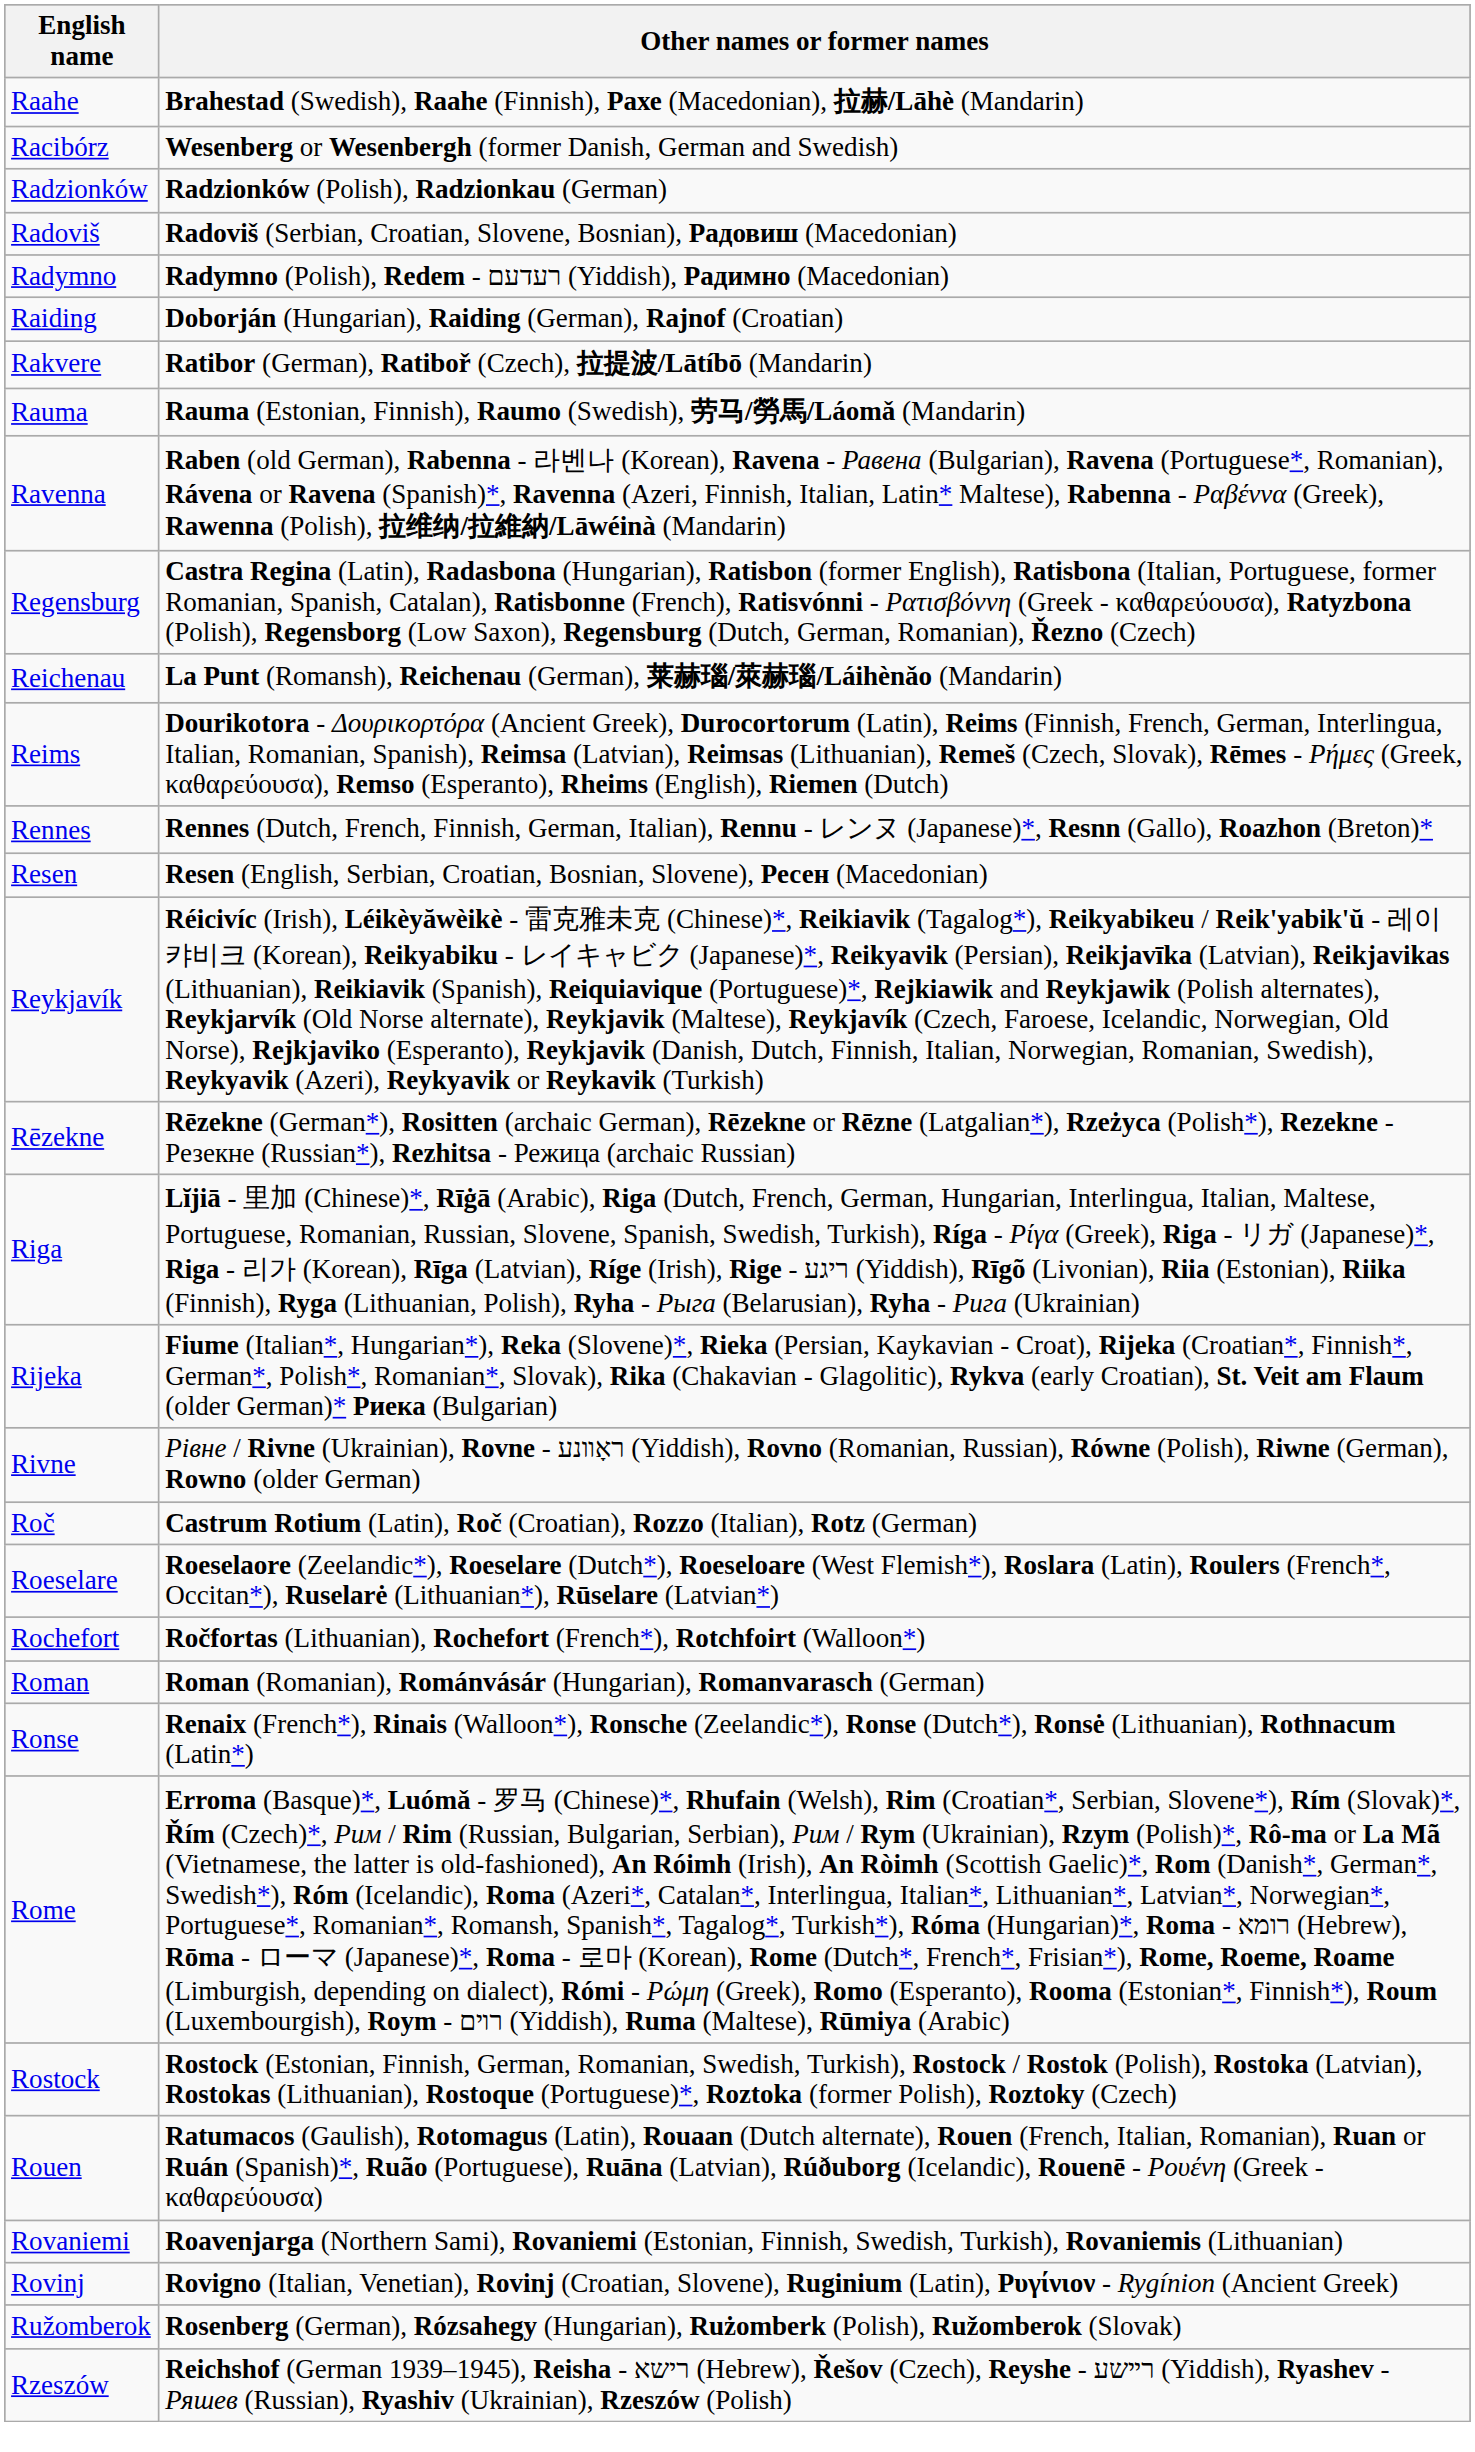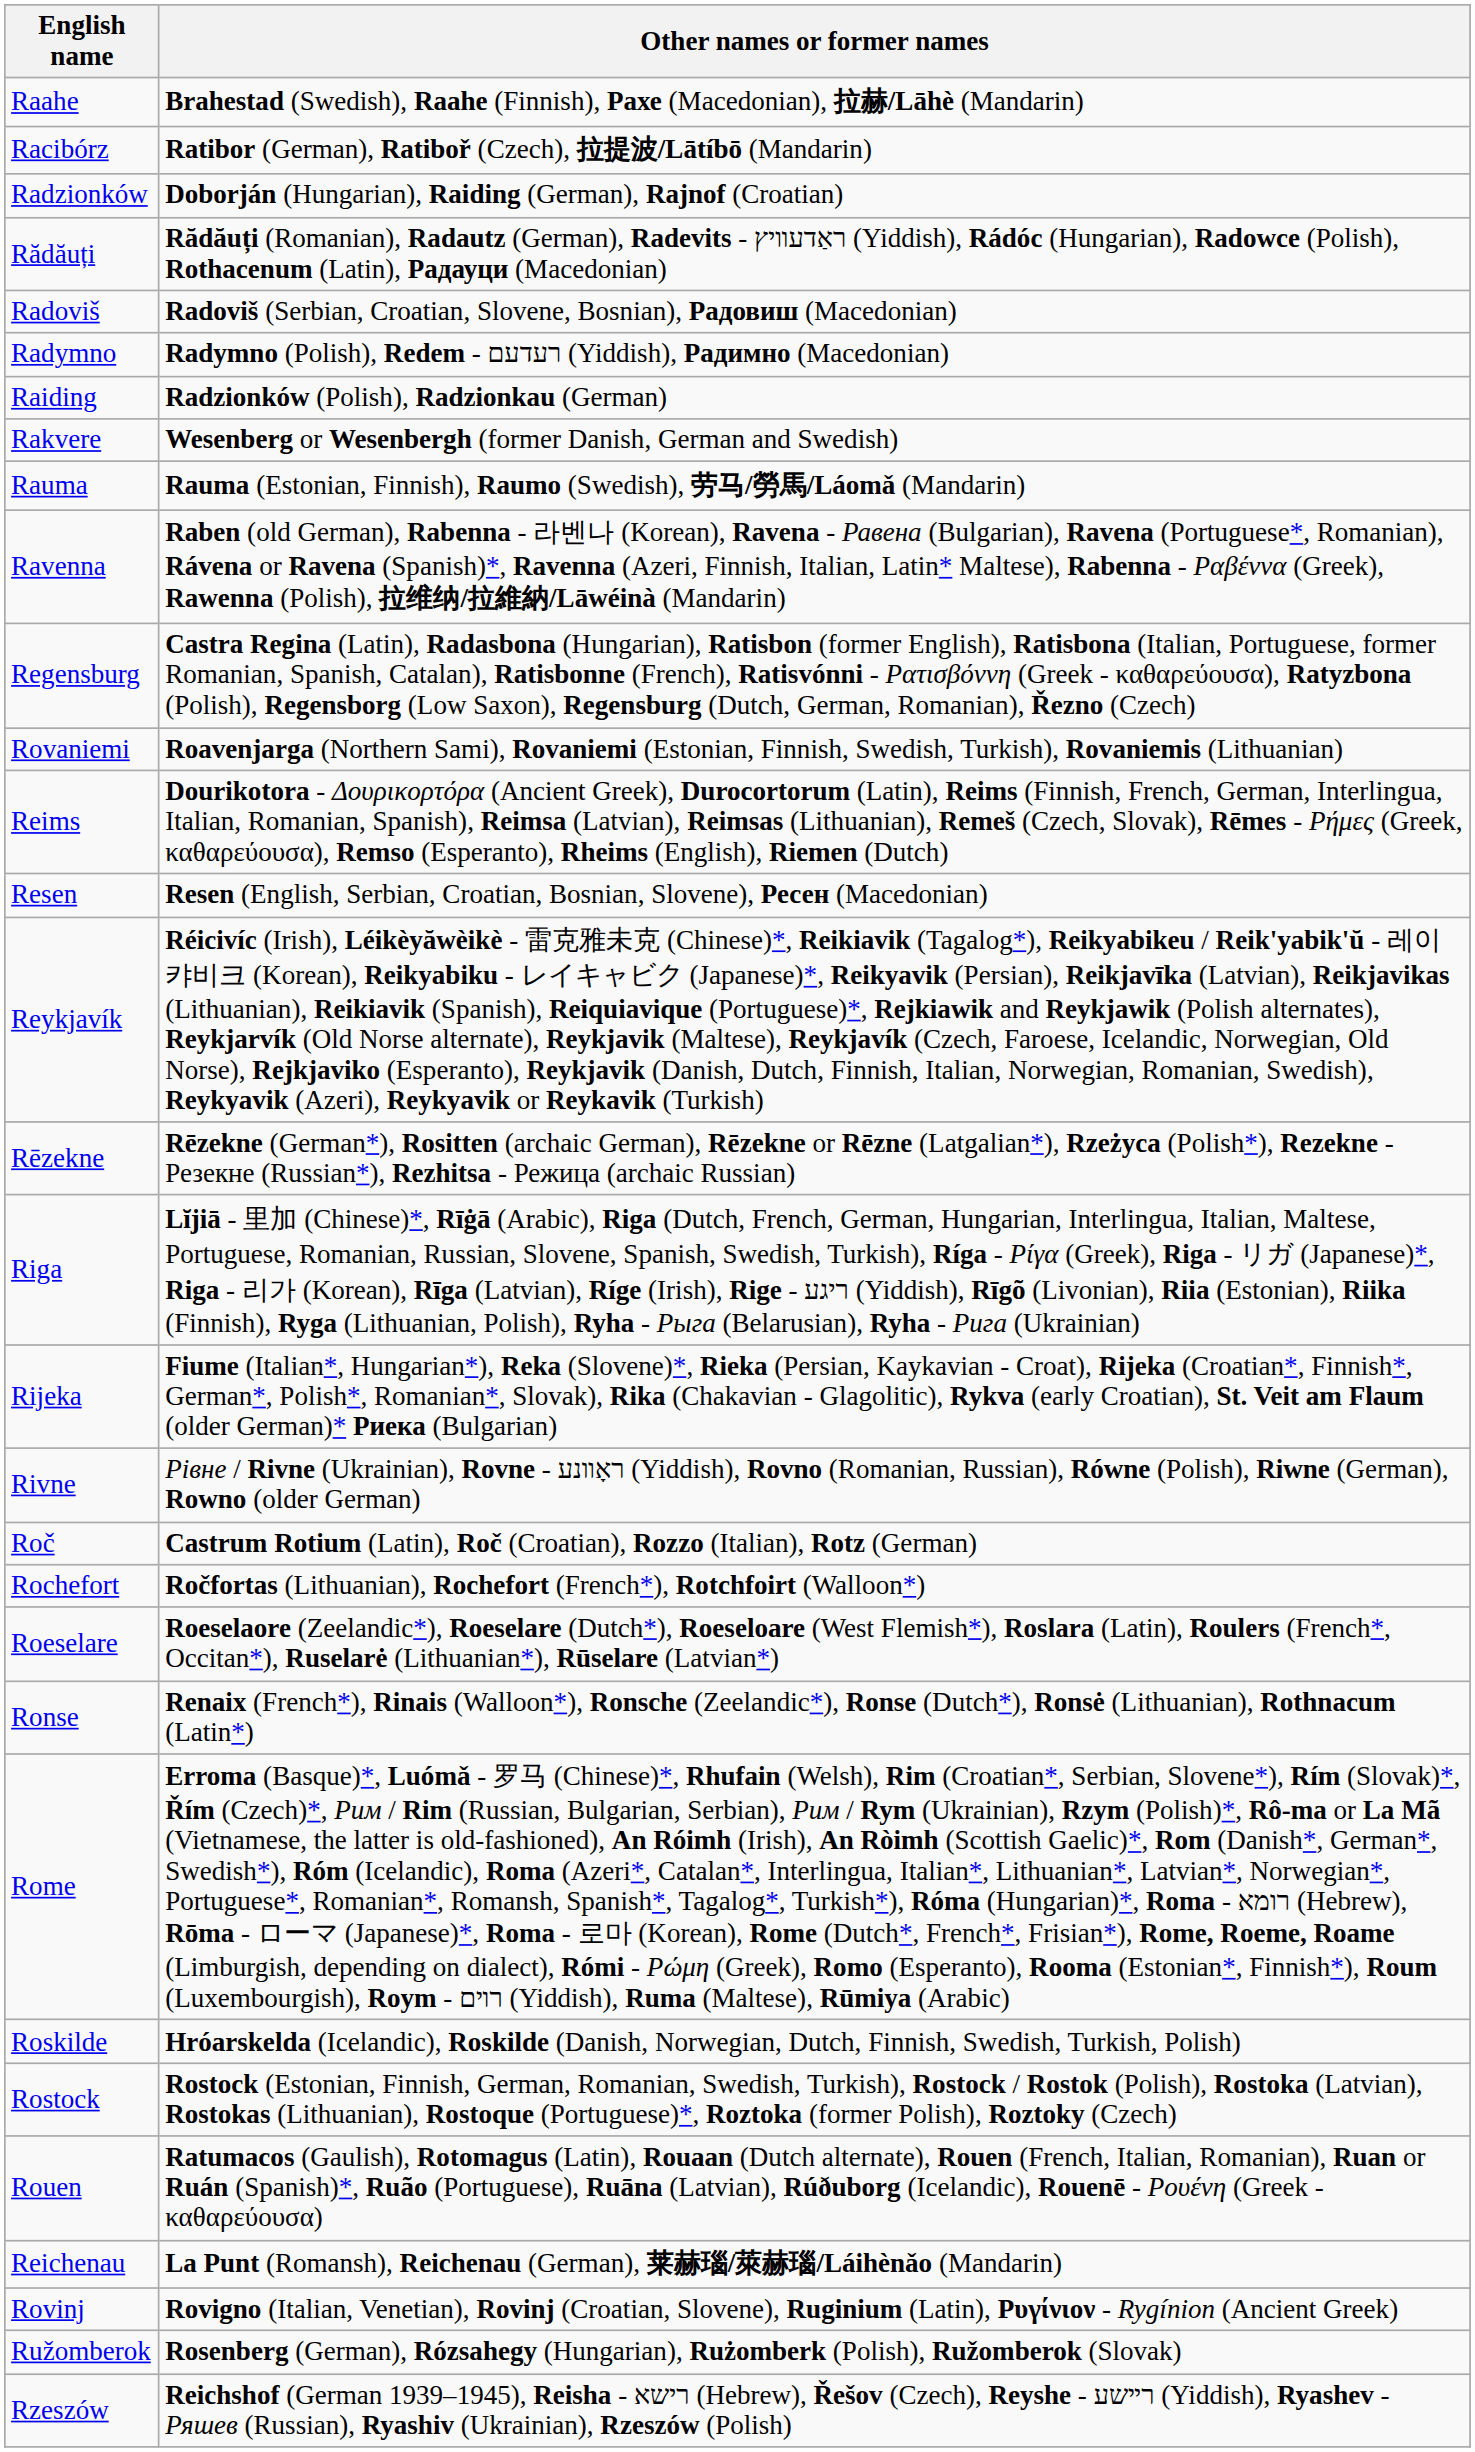(532, 147) Wesenberg or Wesenbergh (former Danish, German and Swedish) -> (519, 148) Ratibor (German), Ratiboř (Czech), 拉提波/Lātíbō (Mandarin)
(416, 190) Radzionków (Polish), Radzionkau (German) -> (504, 195) Doborján (Hungarian), Raiding (German), Rajnof (Croatian)
+ row: (53, 253)
(504, 318) Doborján (Hungarian), Raiding (German), Rajnof (Croatian) -> (416, 397) Radzionków (Polish), Radzionkau (German)
(519, 363) Ratibor (German), Ratiboř (Czech), 拉提波/Lātíbō (Mandarin) -> (532, 439) Wesenberg or Wesenbergh (former Danish, German and Swedish)
rows swapped: (68, 677) <-> (70, 2240)
- row: (51, 829)
rows swapped: (65, 1638) <-> (64, 1580)
- row: (50, 1681)
+ row: (59, 2041)
